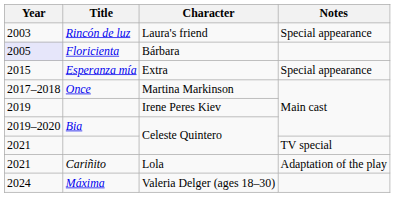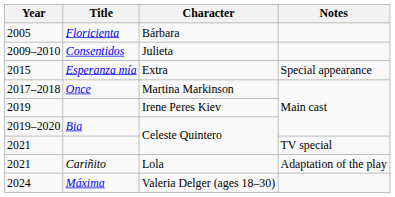- row: (98, 32)
(19, 51) lavender background -> (19, 32) no background
+ row: (95, 51)
